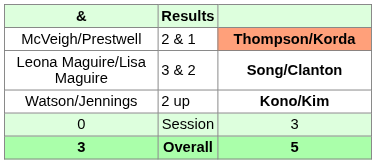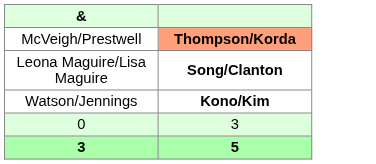- column: (188, 16)
